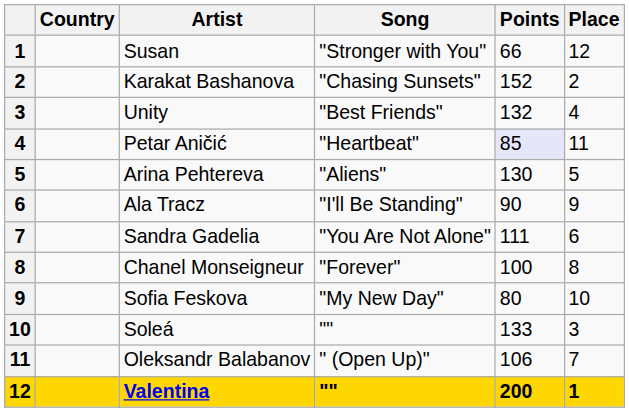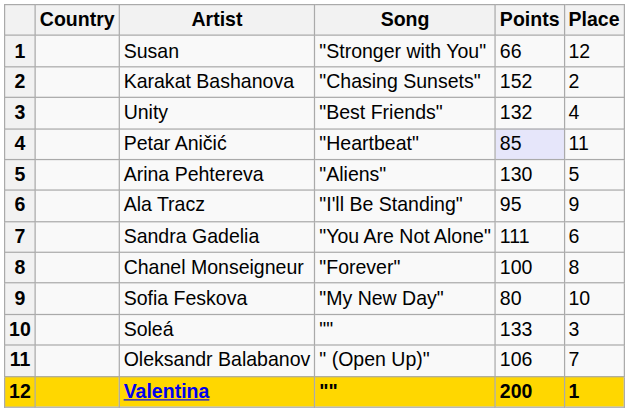(511, 205) 90 -> (511, 205) 95
